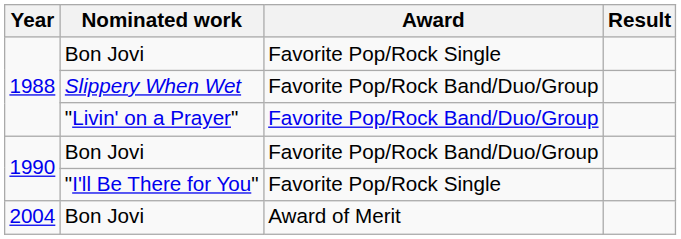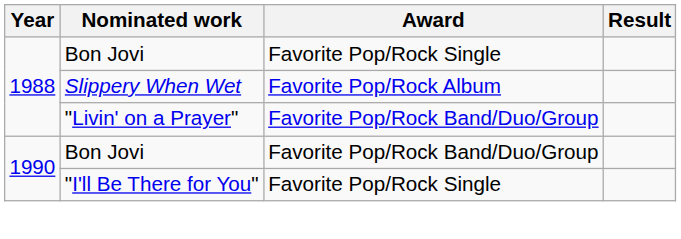(433, 86) Favorite Pop/Rock Band/Duo/Group -> (385, 86) Favorite Pop/Rock Album
- row: (32, 217)
